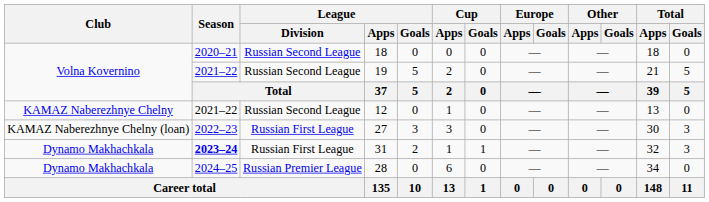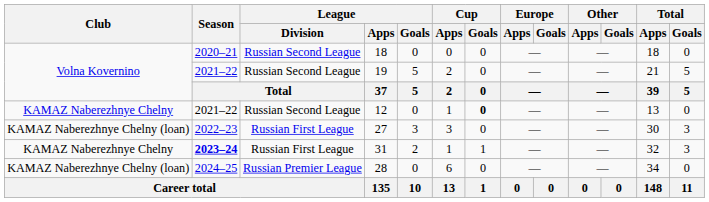(483, 110) normal -> (483, 110) bold
(98, 149) Dynamo Makhachkala -> (98, 149) KAMAZ Naberezhnye Chelny
(98, 168) Dynamo Makhachkala -> (98, 168) KAMAZ Naberezhnye Chelny (loan)
